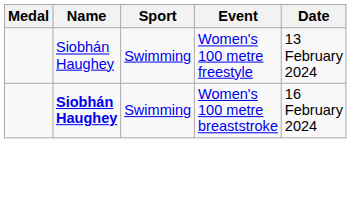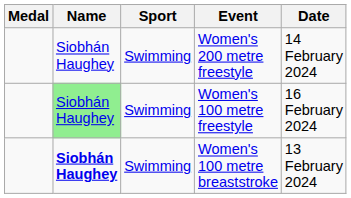+ row: (231, 56)
(85, 56) no background -> (85, 111) lightgreen background
(314, 56) 13 February 2024 -> (314, 111) 16 February 2024
(314, 111) 16 February 2024 -> (314, 166) 13 February 2024
